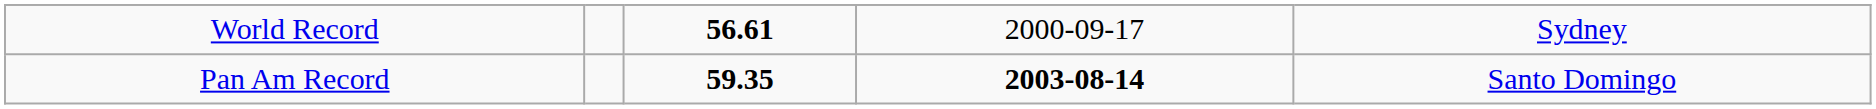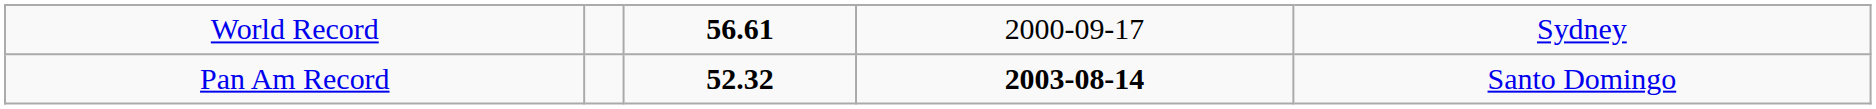(740, 78) 59.35 -> (740, 78) 52.32
